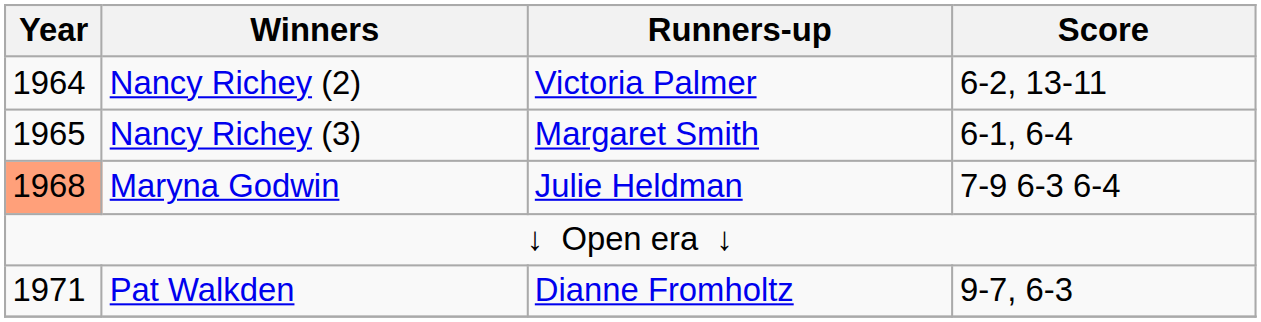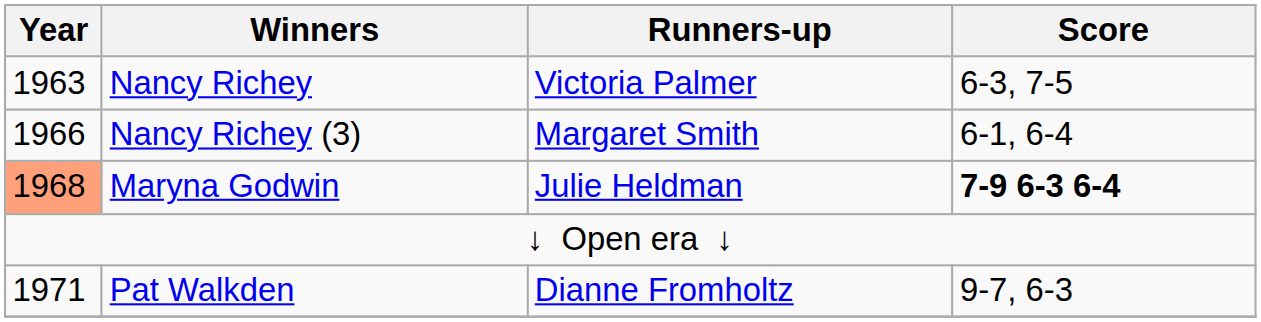+ row: (211, 82)
- row: (235, 82)
(49, 134) 1965 -> (49, 134) 1966
(1040, 186) normal -> (1040, 186) bold
